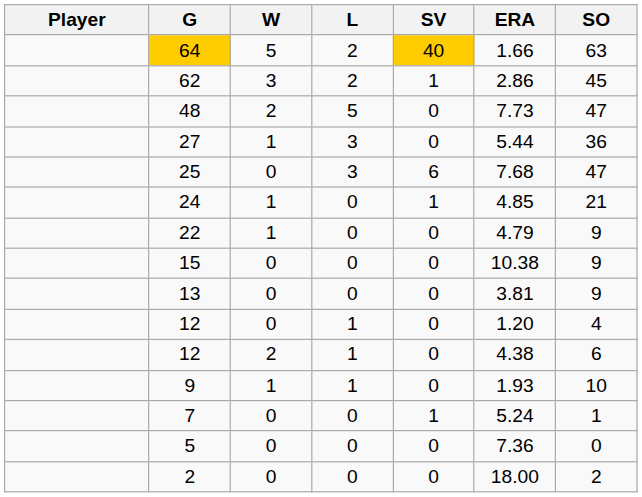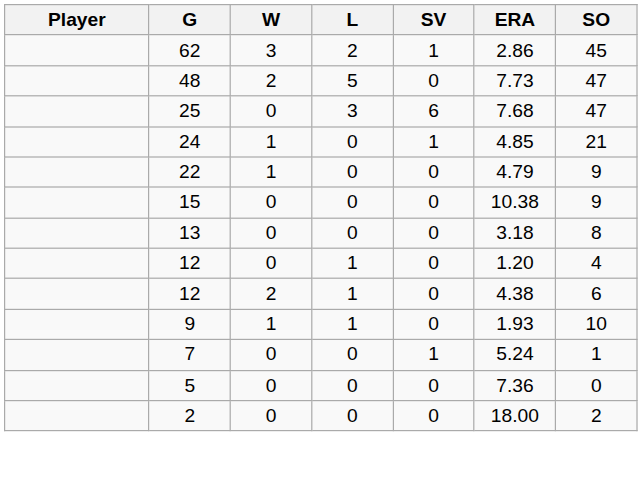- row: (190, 50)
- row: (190, 141)
(515, 293) 3.81 -> (515, 232) 3.18
(596, 293) 9 -> (596, 232) 8
